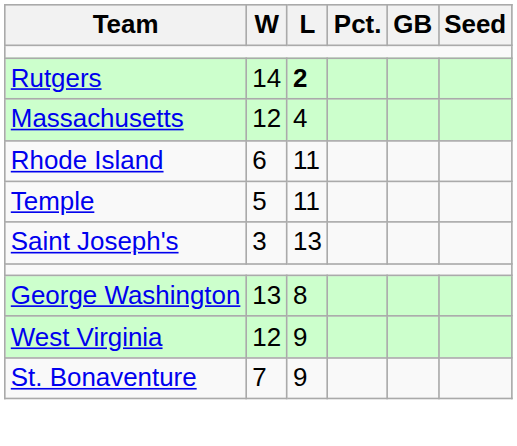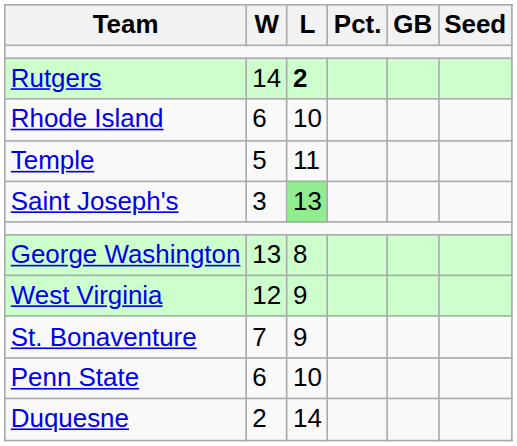- row: (97, 119)
(307, 160) 11 -> (308, 119) 10
(308, 242) no background -> (308, 201) lightgreen background
+ row: (75, 377)
+ row: (70, 418)
